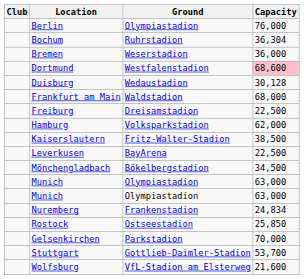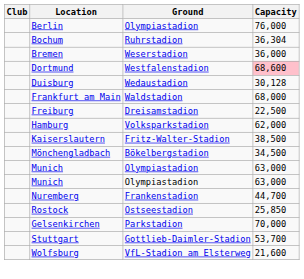- row: (58, 153)
(271, 210) 24,834 -> (271, 196) 44,700
